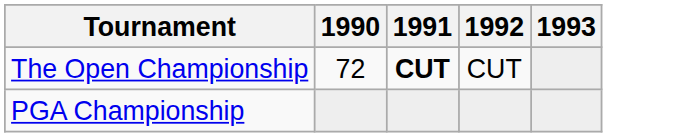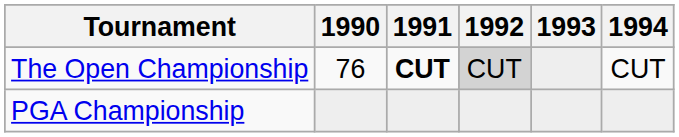+ column: (638, 26)
(350, 69) 72 -> (350, 69) 76
(494, 69) no background -> (494, 69) lightgrey background
